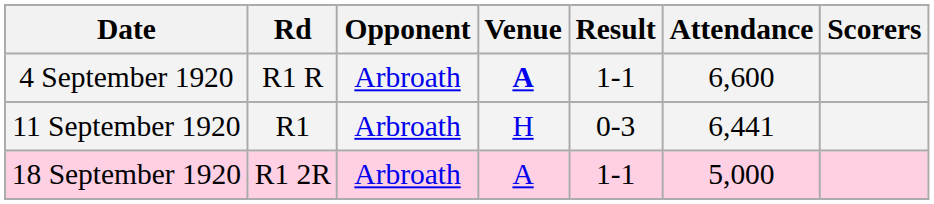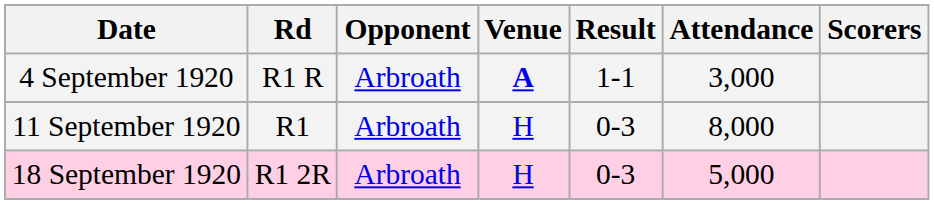(741, 77) 6,600 -> (741, 77) 3,000
(741, 126) 6,441 -> (741, 126) 8,000
(523, 174) A -> (523, 174) H
(616, 174) 1-1 -> (616, 174) 0-3
